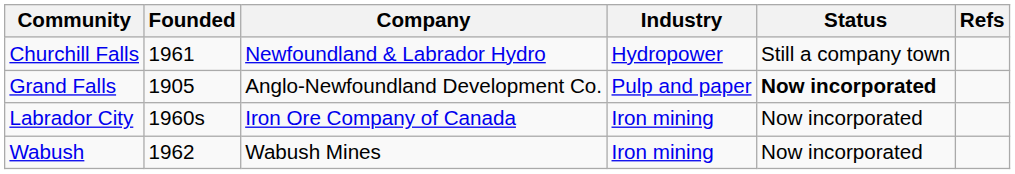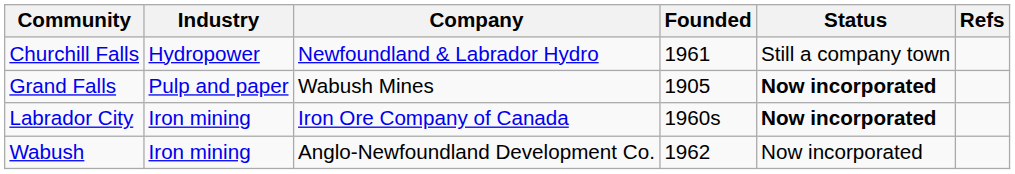columns swapped: (192, 20) <-> (682, 20)
(424, 86) Anglo-Newfoundland Development Co. -> (366, 86) Wabush Mines
(842, 119) normal -> (849, 119) bold
(313, 151) Wabush Mines -> (476, 151) Anglo-Newfoundland Development Co.
